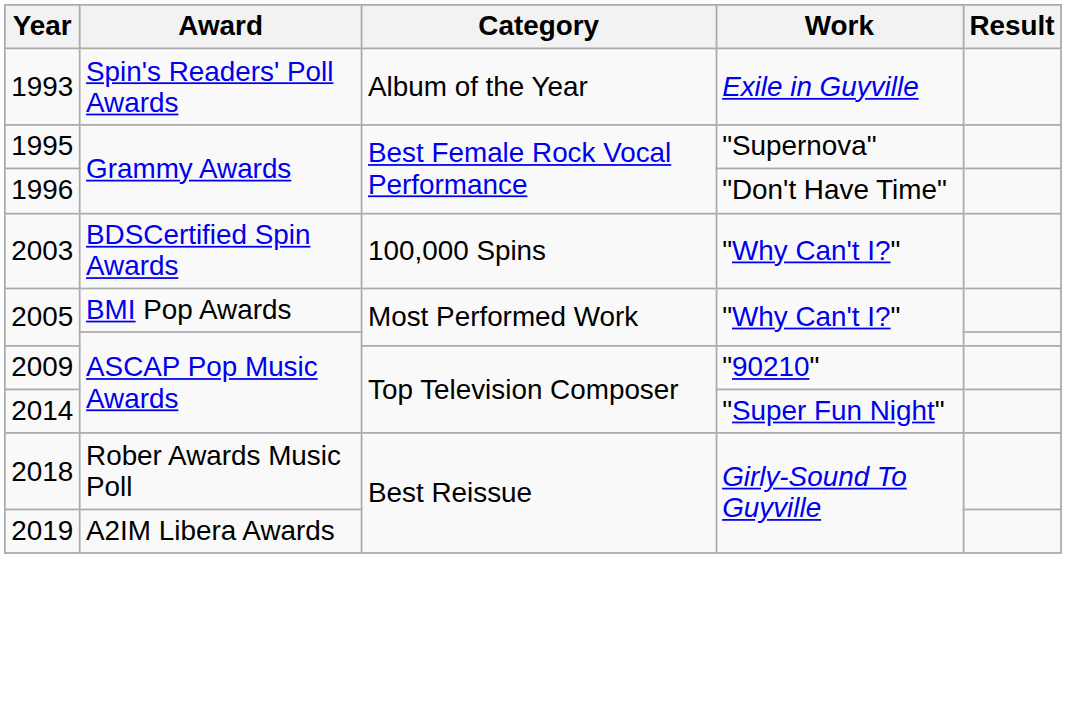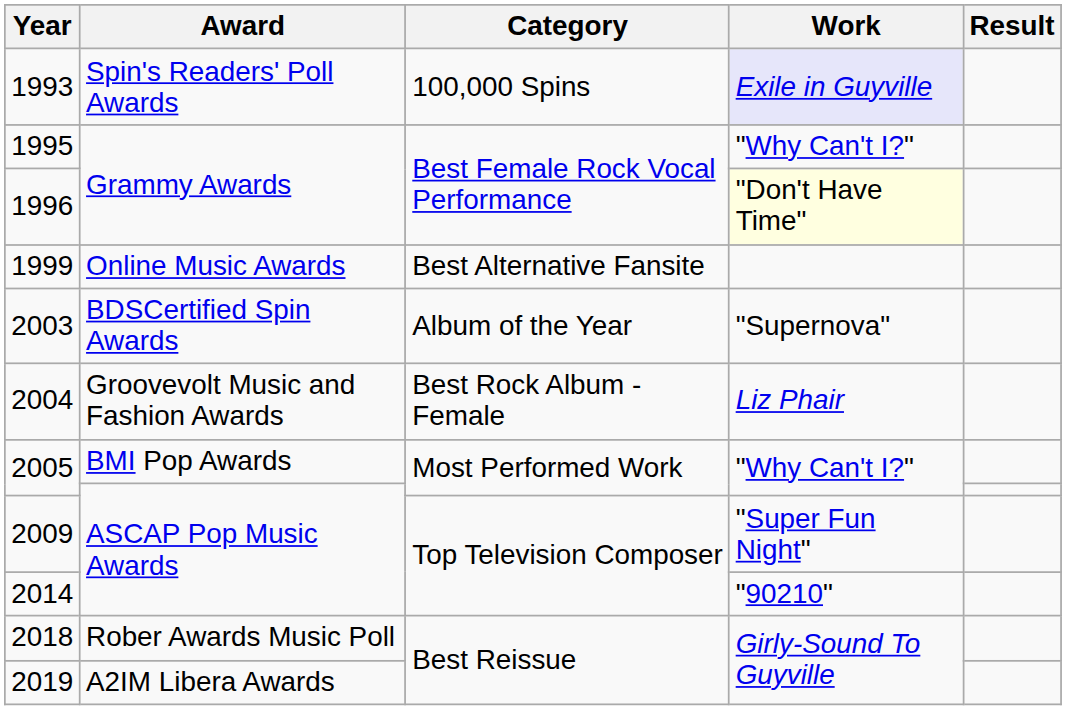(478, 86) Album of the Year -> (501, 86) 100,000 Spins
(820, 86) no background -> (834, 86) lavender background
(799, 146) "Supernova" -> (825, 146) "Why Can't I?"
(834, 190) no background -> (809, 206) lightyellow background
+ row: (42, 265)
(457, 250) 100,000 Spins -> (522, 325) Album of the Year
(811, 250) "Why Can't I?" -> (813, 325) "Supernova"
+ row: (42, 401)
(771, 366) "90210" -> (806, 533) "Super Fun Night"
(833, 411) "Super Fun Night" -> (784, 593) "90210"
